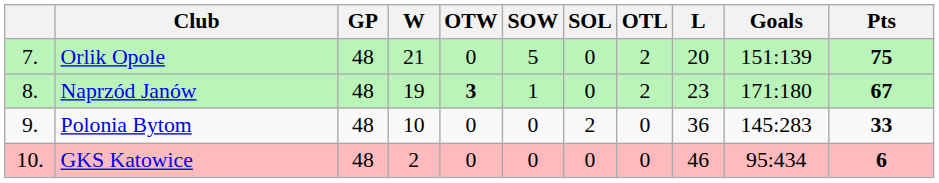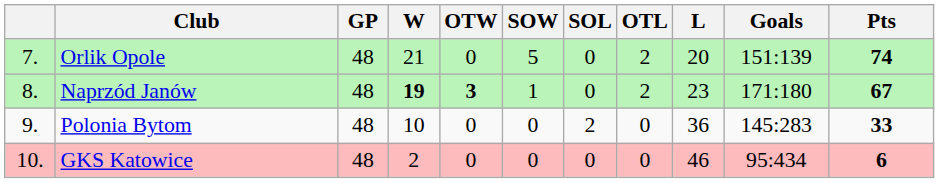(881, 56) 75 -> (881, 56) 74
(414, 90) normal -> (414, 90) bold
